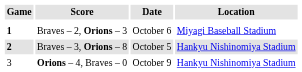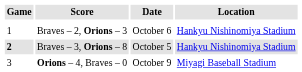(9, 30) bold -> (9, 30) normal
(226, 30) Miyagi Baseball Stadium -> (236, 30) Hankyu Nishinomiya Stadium
(236, 63) Hankyu Nishinomiya Stadium -> (226, 63) Miyagi Baseball Stadium
